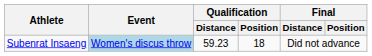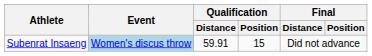(216, 44) 59.23 -> (216, 44) 59.91
(259, 44) 18 -> (259, 44) 15
